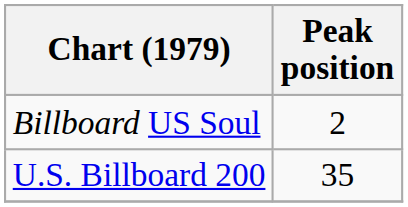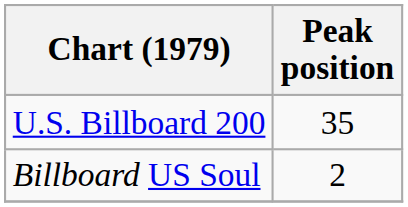rows swapped: (139, 174) <-> (137, 121)
